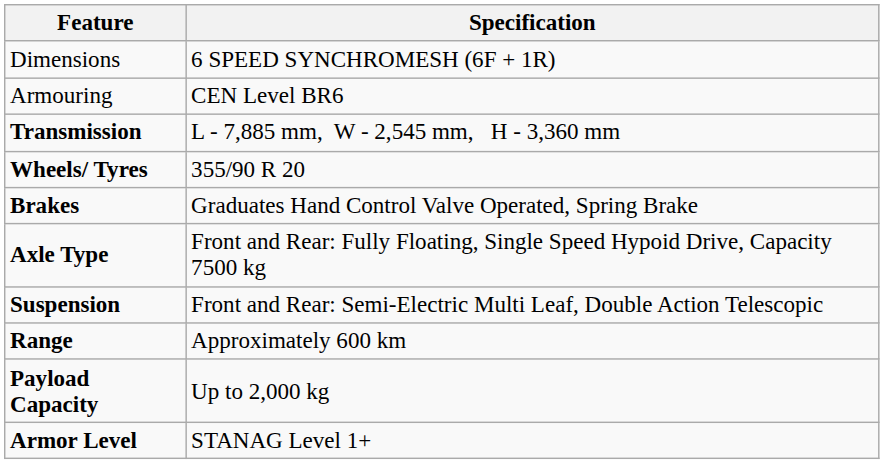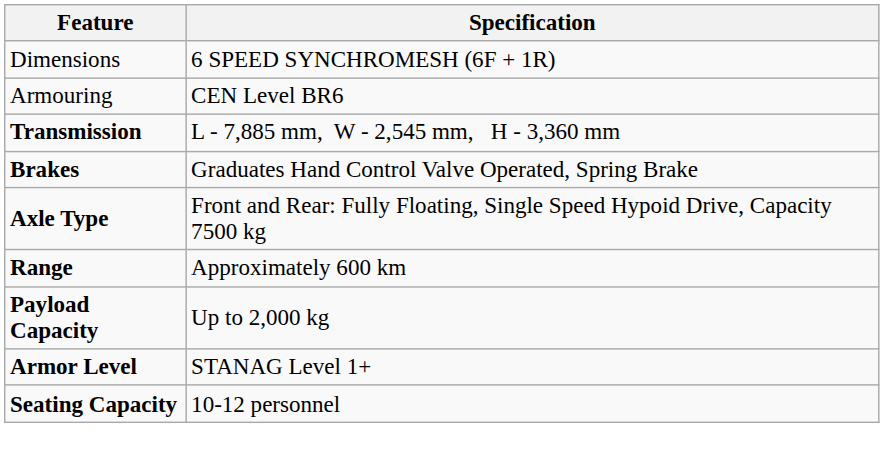- row: (79, 168)
- row: (65, 304)
+ row: (94, 403)
